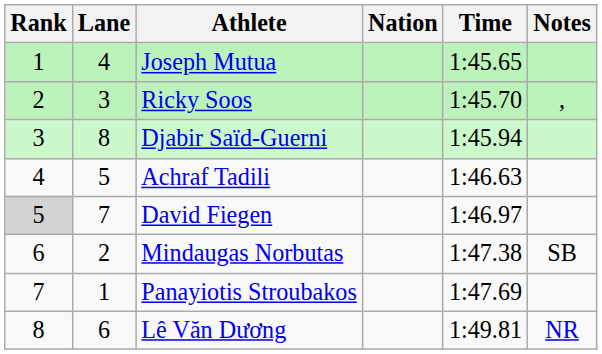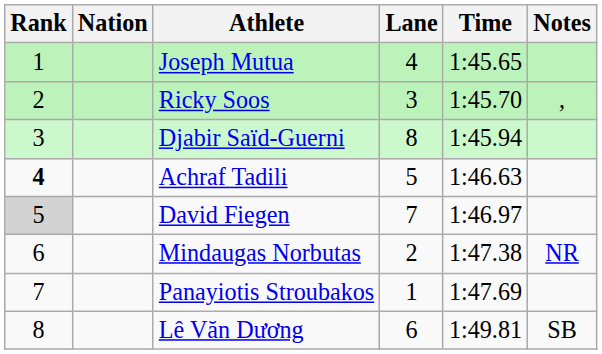columns swapped: (104, 23) <-> (403, 23)
(39, 176) normal -> (39, 176) bold
(562, 253) SB -> (562, 253) NR
(562, 330) NR -> (562, 330) SB
